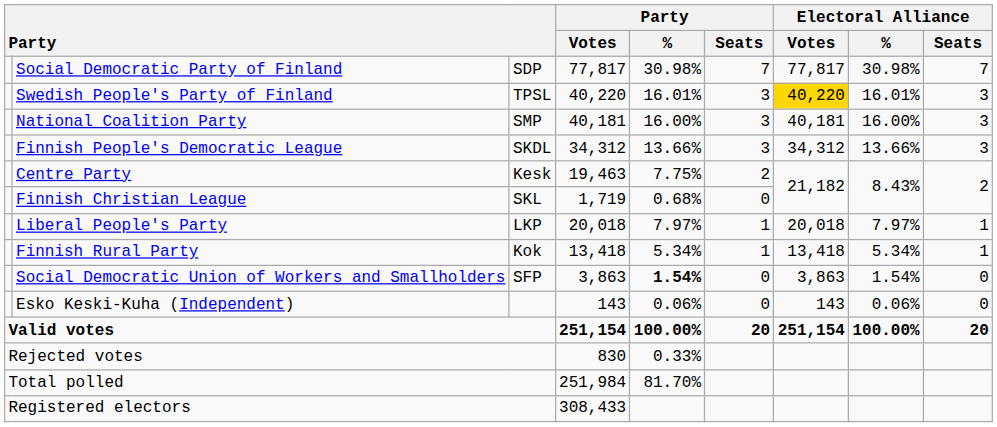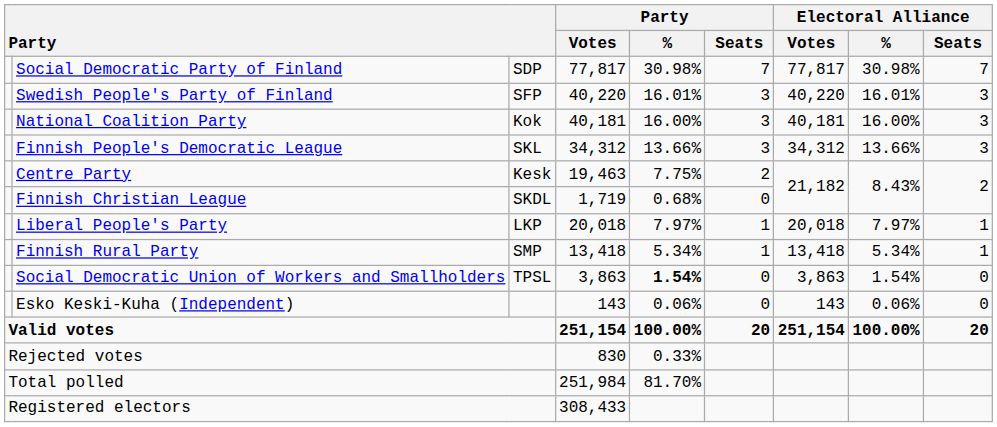(532, 96) TPSL -> (527, 96) SFP
(816, 96) gold background -> (816, 96) no background
(527, 122) SMP -> (527, 122) Kok
(532, 148) SKDL -> (527, 148) SKL
(527, 200) SKL -> (532, 200) SKDL
(527, 252) Kok -> (527, 252) SMP
(527, 278) SFP -> (532, 278) TPSL
